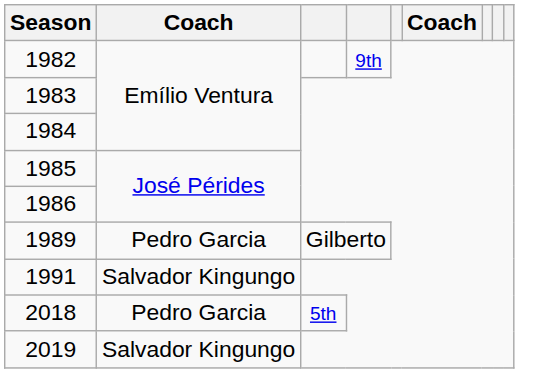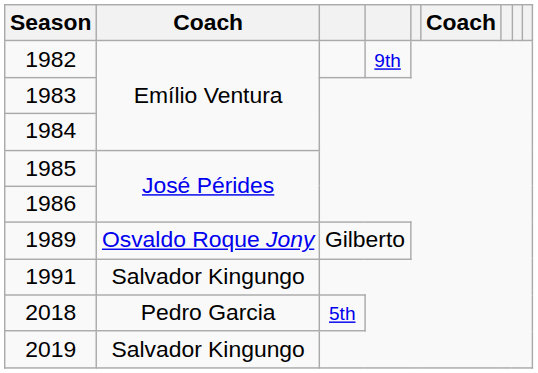(199, 240) Pedro Garcia -> (208, 240) Osvaldo Roque Jony
